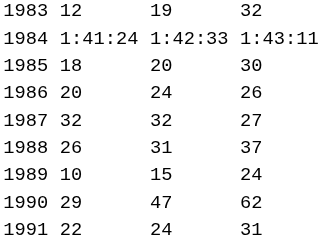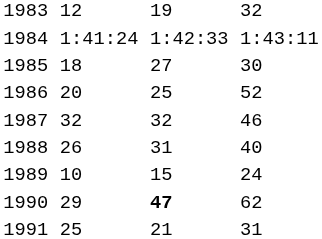(161, 66) 20 -> (161, 66) 27
(161, 93) 24 -> (161, 93) 25
(251, 93) 26 -> (251, 93) 52
(251, 121) 27 -> (251, 121) 46
(251, 148) 37 -> (251, 148) 40
(161, 203) normal -> (161, 203) bold
(71, 230) 22 -> (71, 230) 25
(161, 230) 24 -> (161, 230) 21
